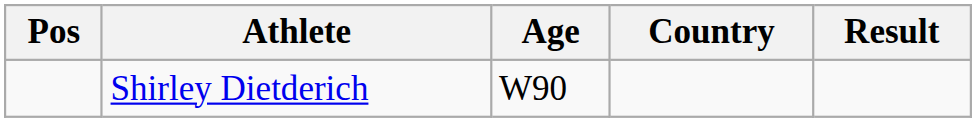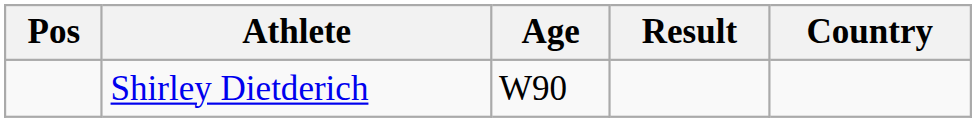columns swapped: (712, 32) <-> (892, 32)
